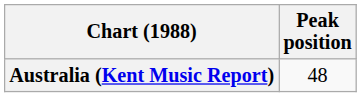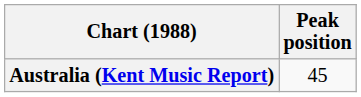(318, 75) 48 -> (318, 75) 45
